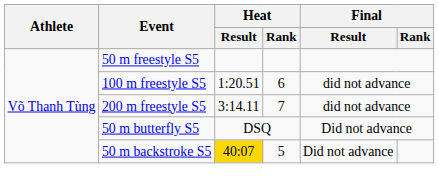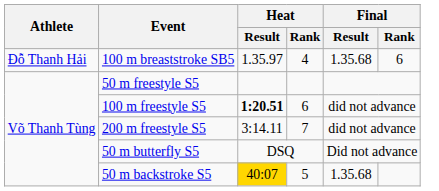+ row: (168, 60)
(239, 83) normal -> (262, 106) bold
(348, 151) Did not advance -> (351, 174) 1.35.68
